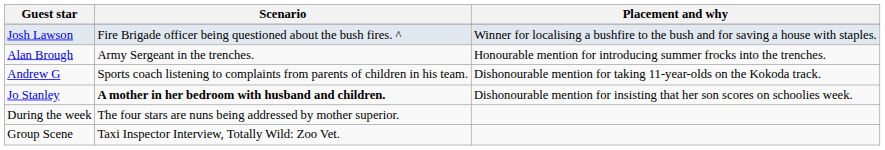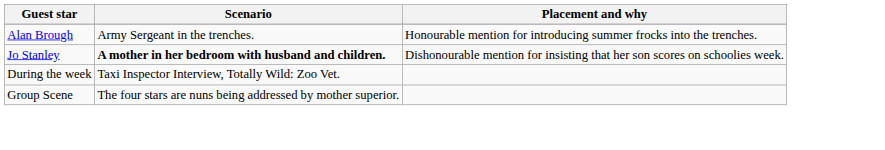- row: (40, 34)
- row: (34, 74)
(248, 114) The four stars are nuns being addressed by mother superior. -> (219, 74) Taxi Inspector Interview, Totally Wild: Zoo Vet.
(219, 134) Taxi Inspector Interview, Totally Wild: Zoo Vet. -> (248, 94) The four stars are nuns being addressed by mother superior.
